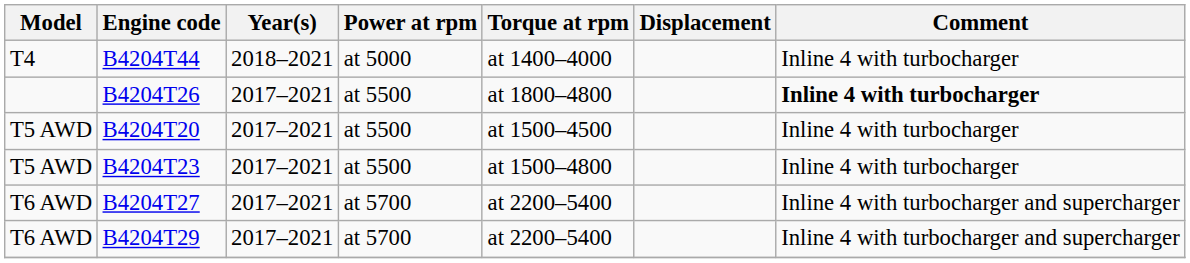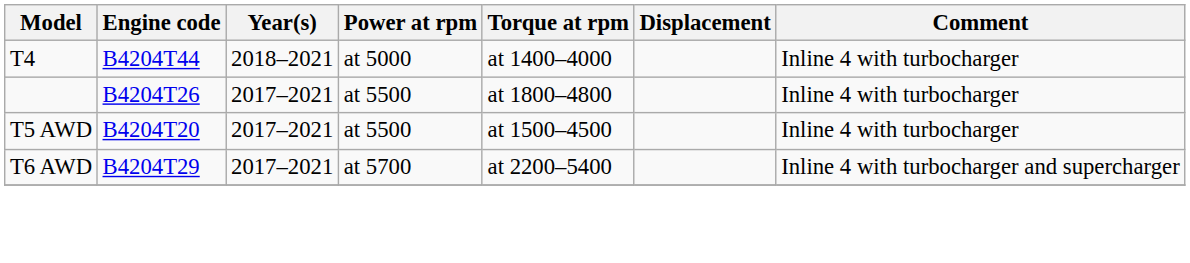(910, 94) bold -> (900, 94) normal
- row: (151, 166)
- row: (151, 202)
